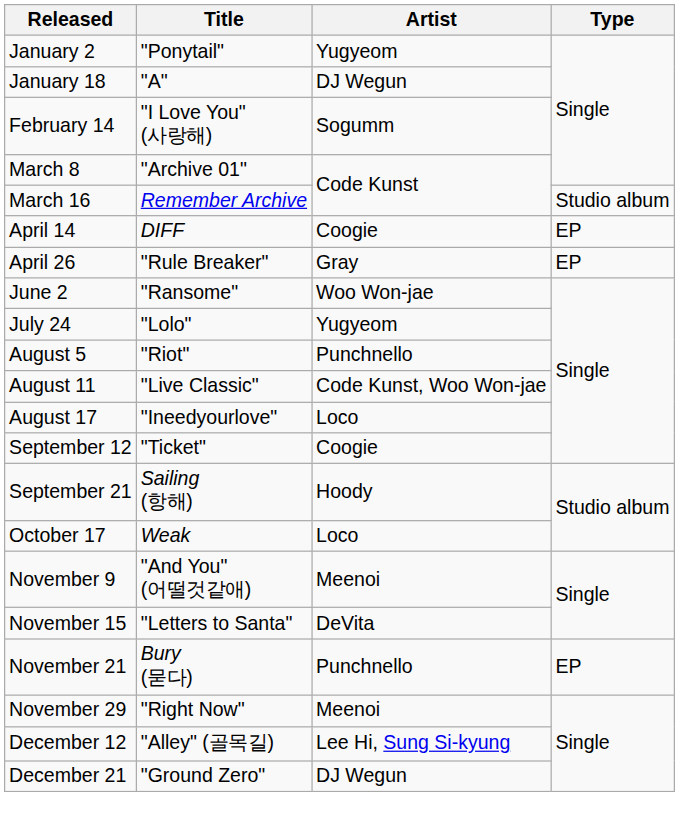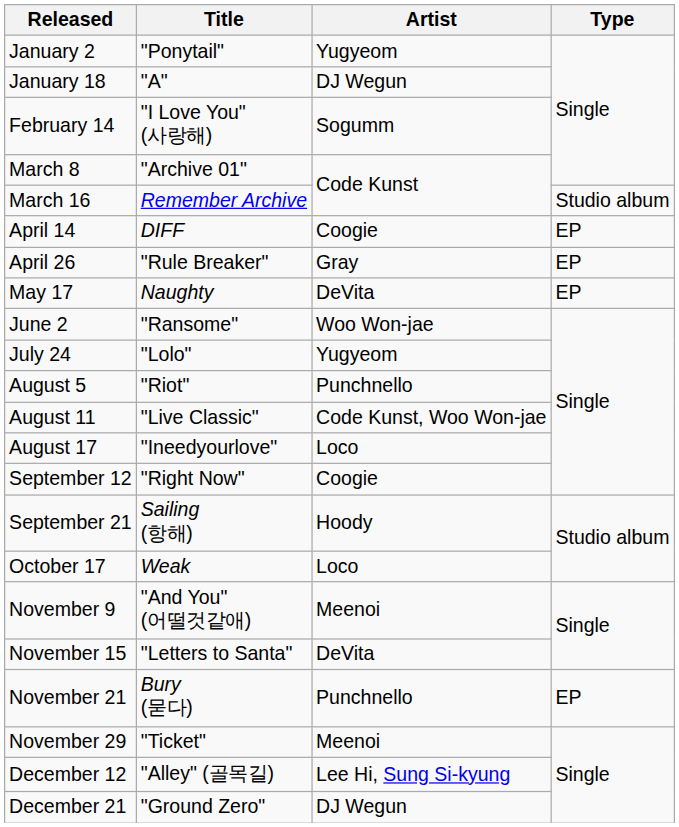+ row: (41, 293)
(173, 448) "Ticket" -> (193, 479) "Right Now"
(193, 710) "Right Now" -> (173, 741) "Ticket"
